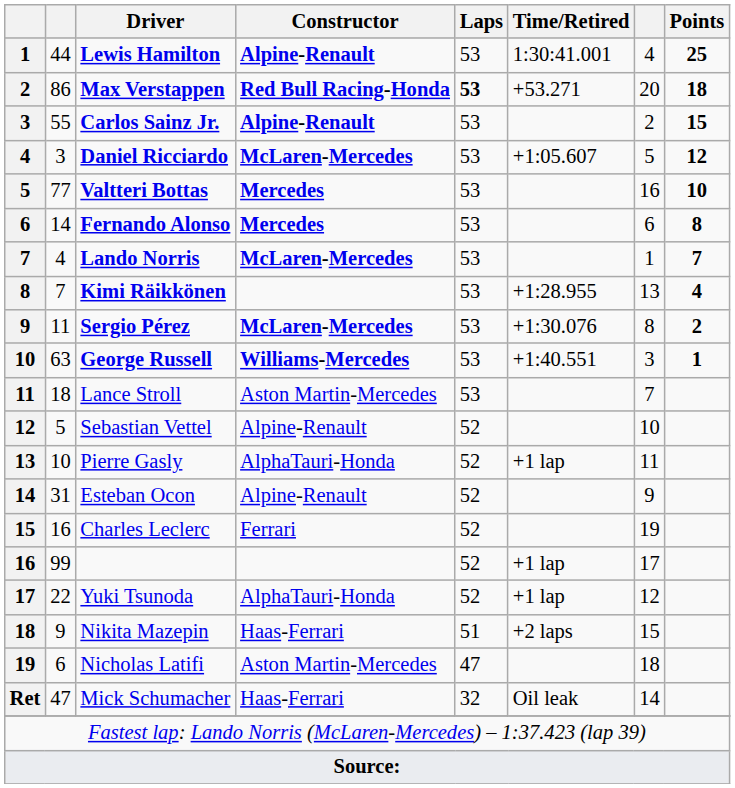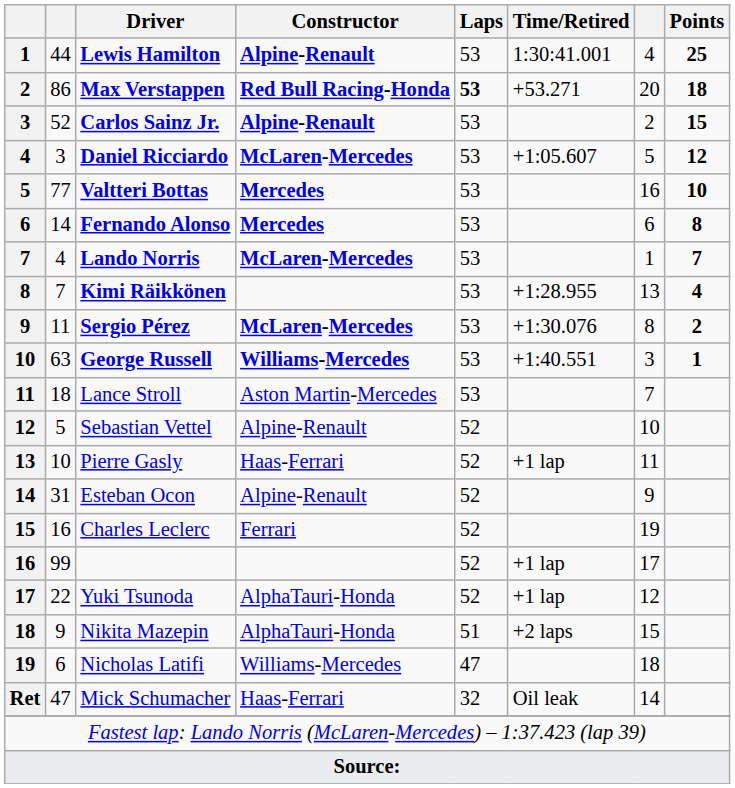(60, 122) 55 -> (60, 122) 52
(317, 461) AlphaTauri-Honda -> (292, 461) Haas-Ferrari
(292, 630) Haas-Ferrari -> (317, 630) AlphaTauri-Honda
(338, 664) Aston Martin-Mercedes -> (321, 664) Williams-Mercedes
